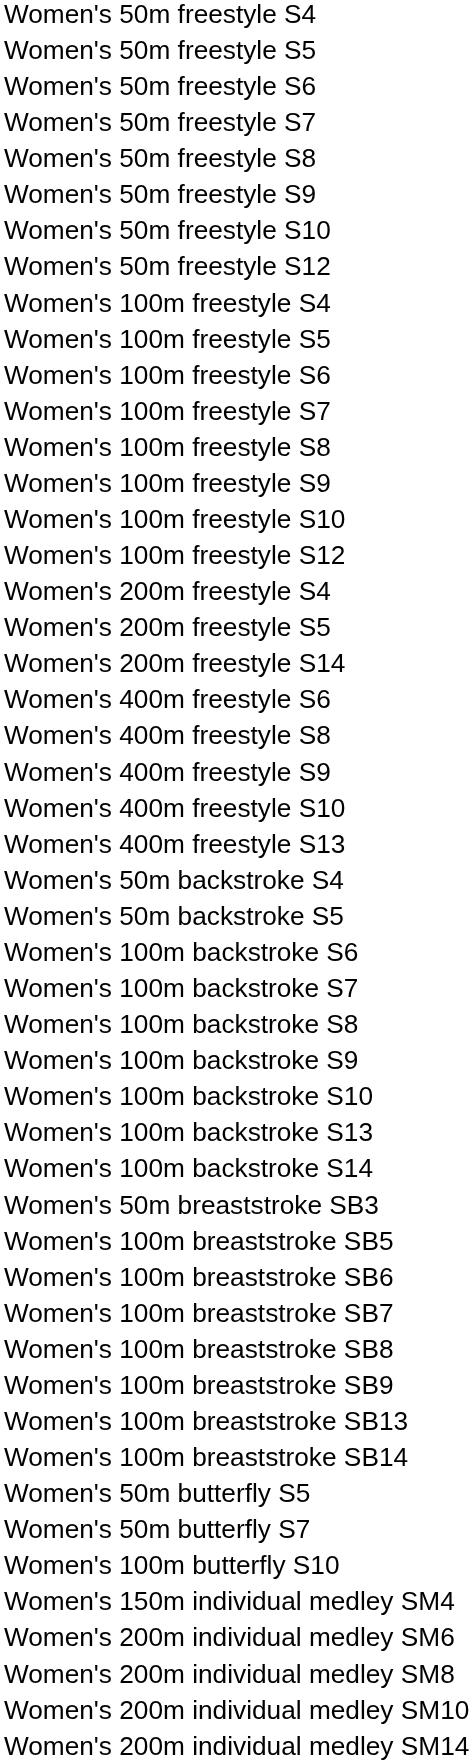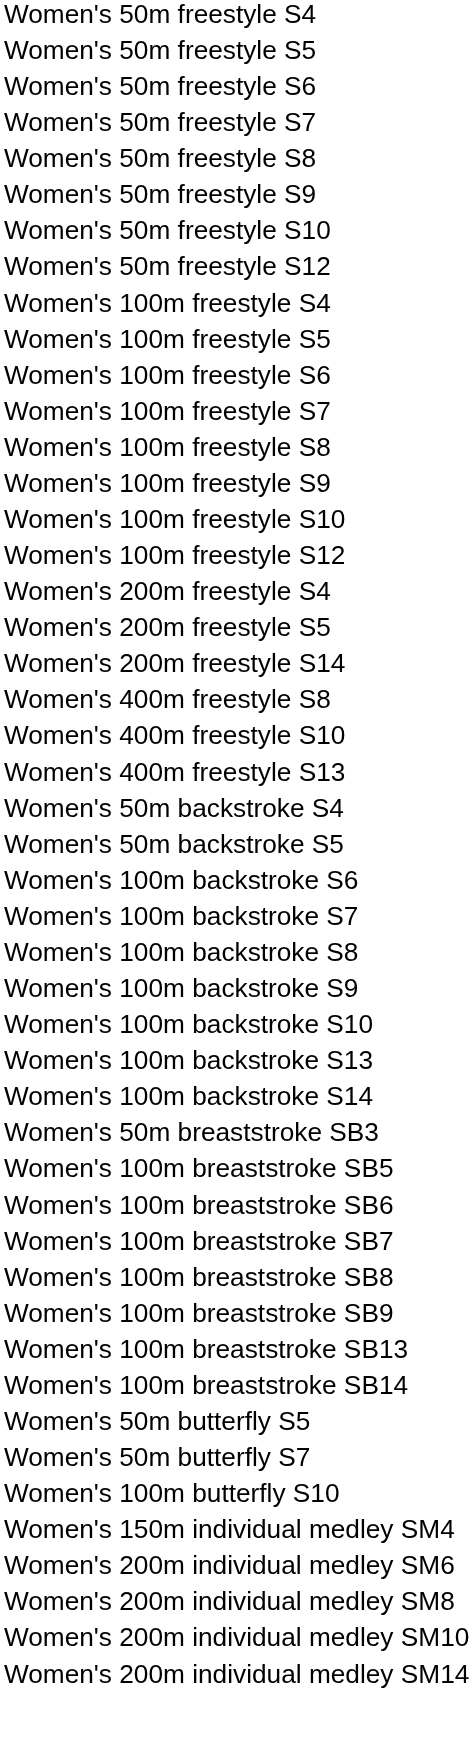- row: (167, 699)
- row: (167, 772)
